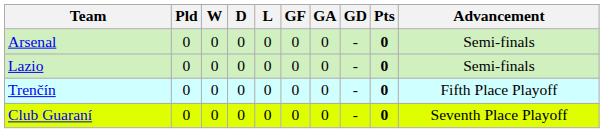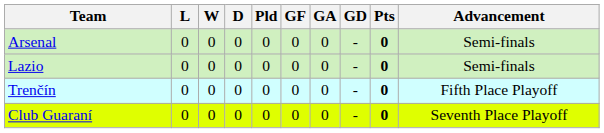columns swapped: (186, 16) <-> (268, 16)
